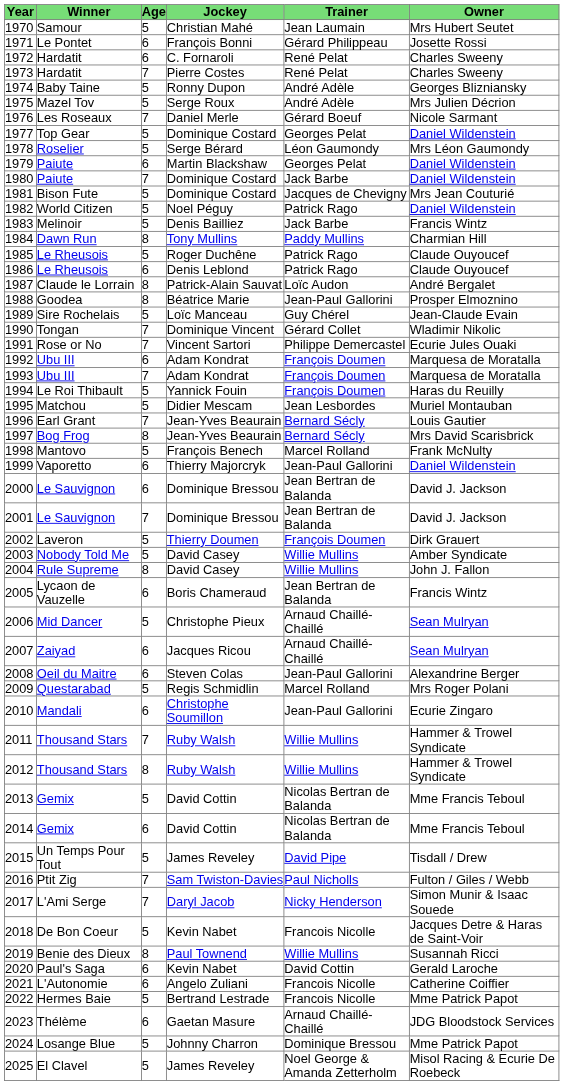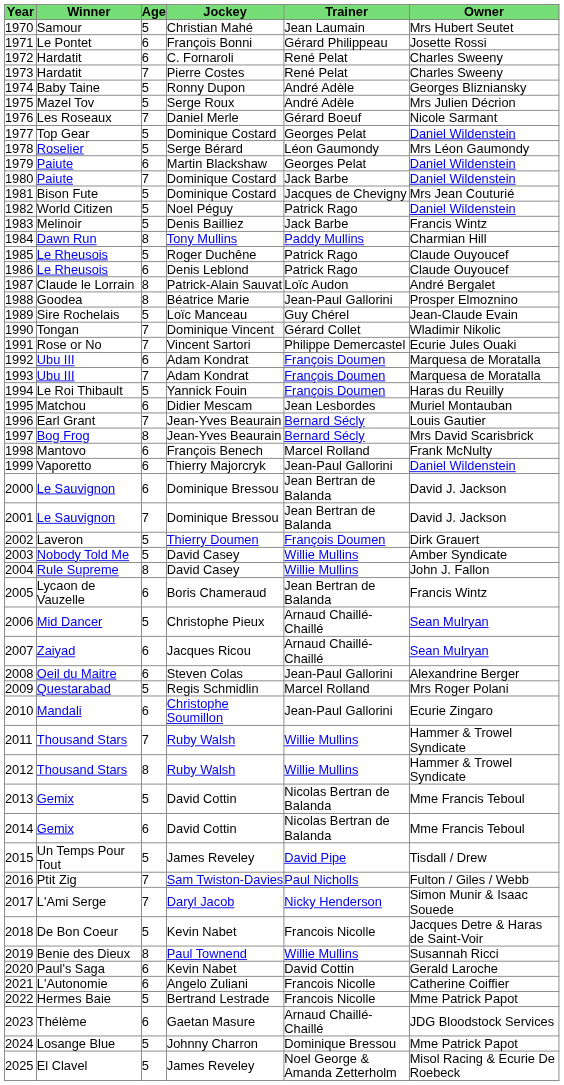(145, 405) 5 -> (145, 405) 6
(145, 451) 5 -> (145, 451) 6
